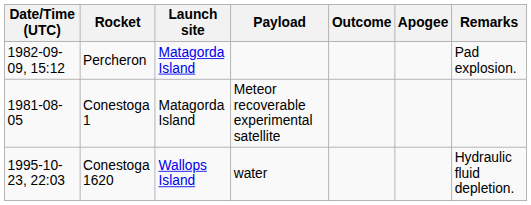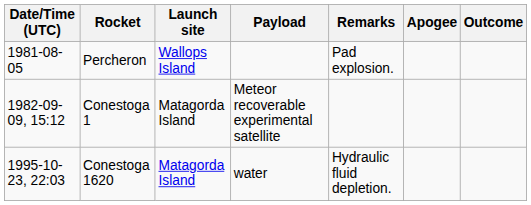columns swapped: (362, 23) <-> (489, 23)
(36, 60) 1982-09-09, 15:12 -> (35, 60) 1981-08-05
(191, 60) Matagorda Island -> (183, 60) Wallops Island
(35, 113) 1981-08-05 -> (36, 113) 1982-09-09, 15:12
(183, 173) Wallops Island -> (191, 173) Matagorda Island
